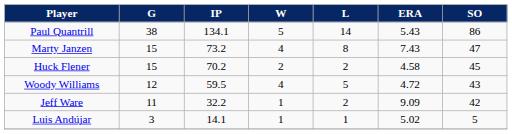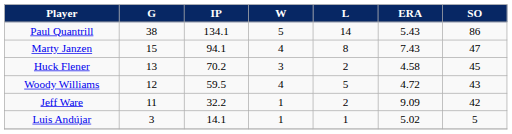(216, 48) 73.2 -> (216, 48) 94.1
(152, 66) 15 -> (152, 66) 13
(281, 66) 2 -> (281, 66) 3
